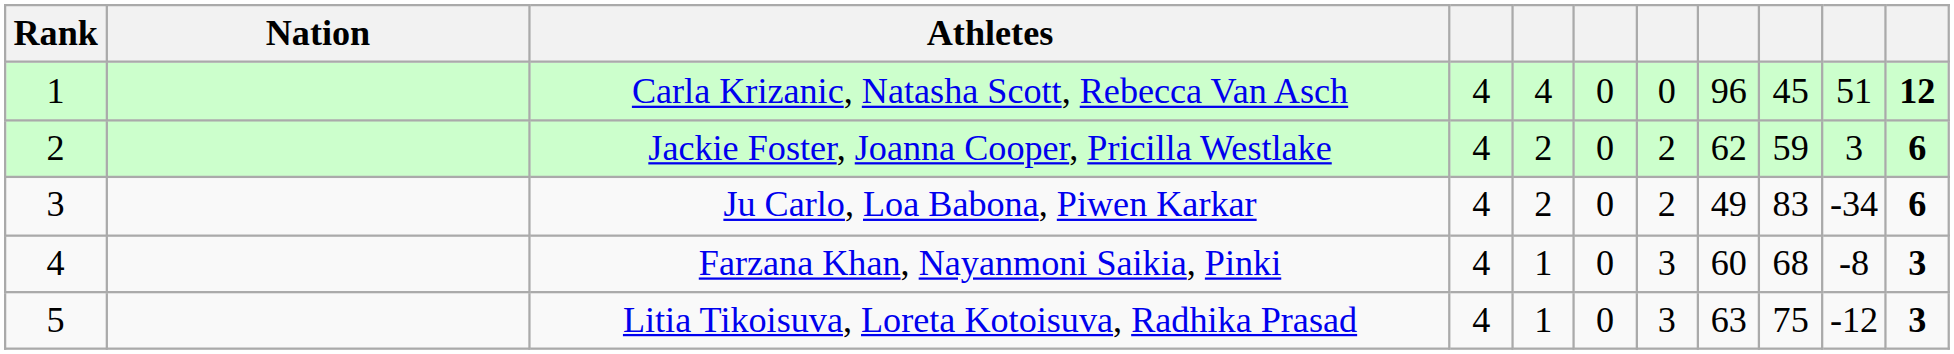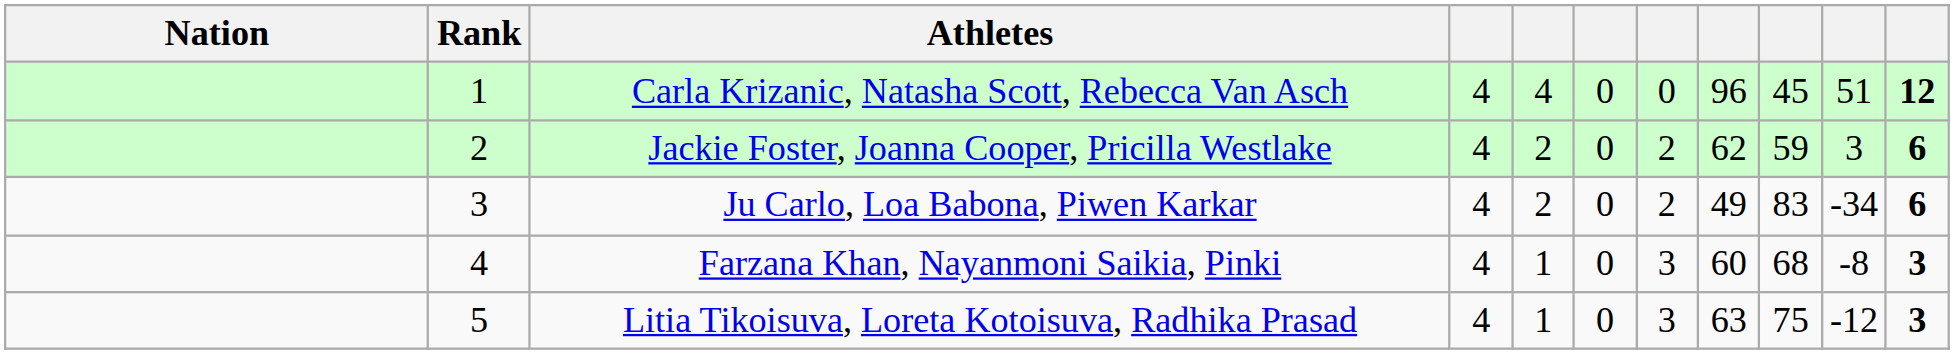columns swapped: (56, 33) <-> (318, 33)
